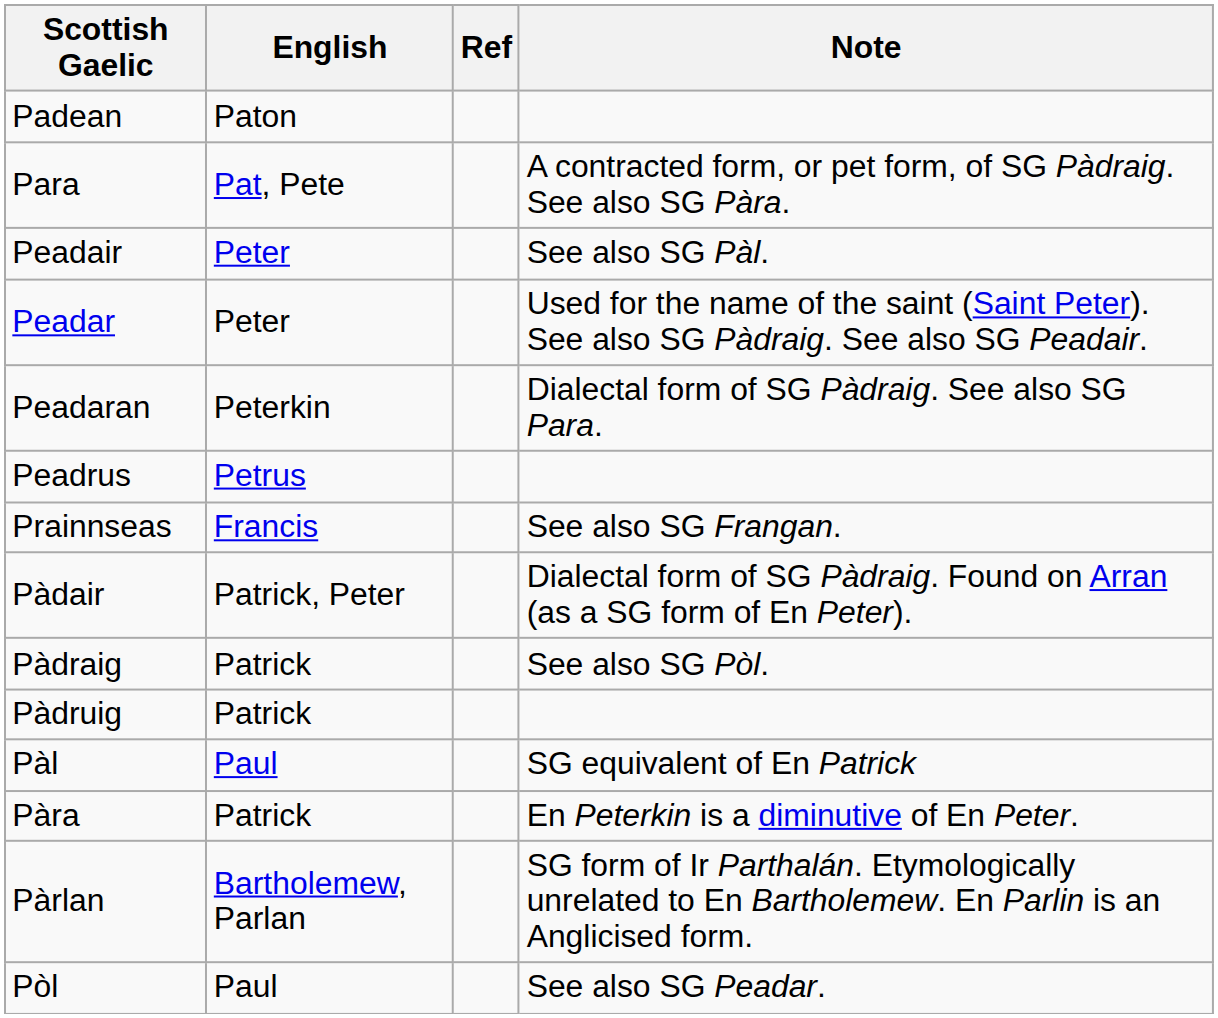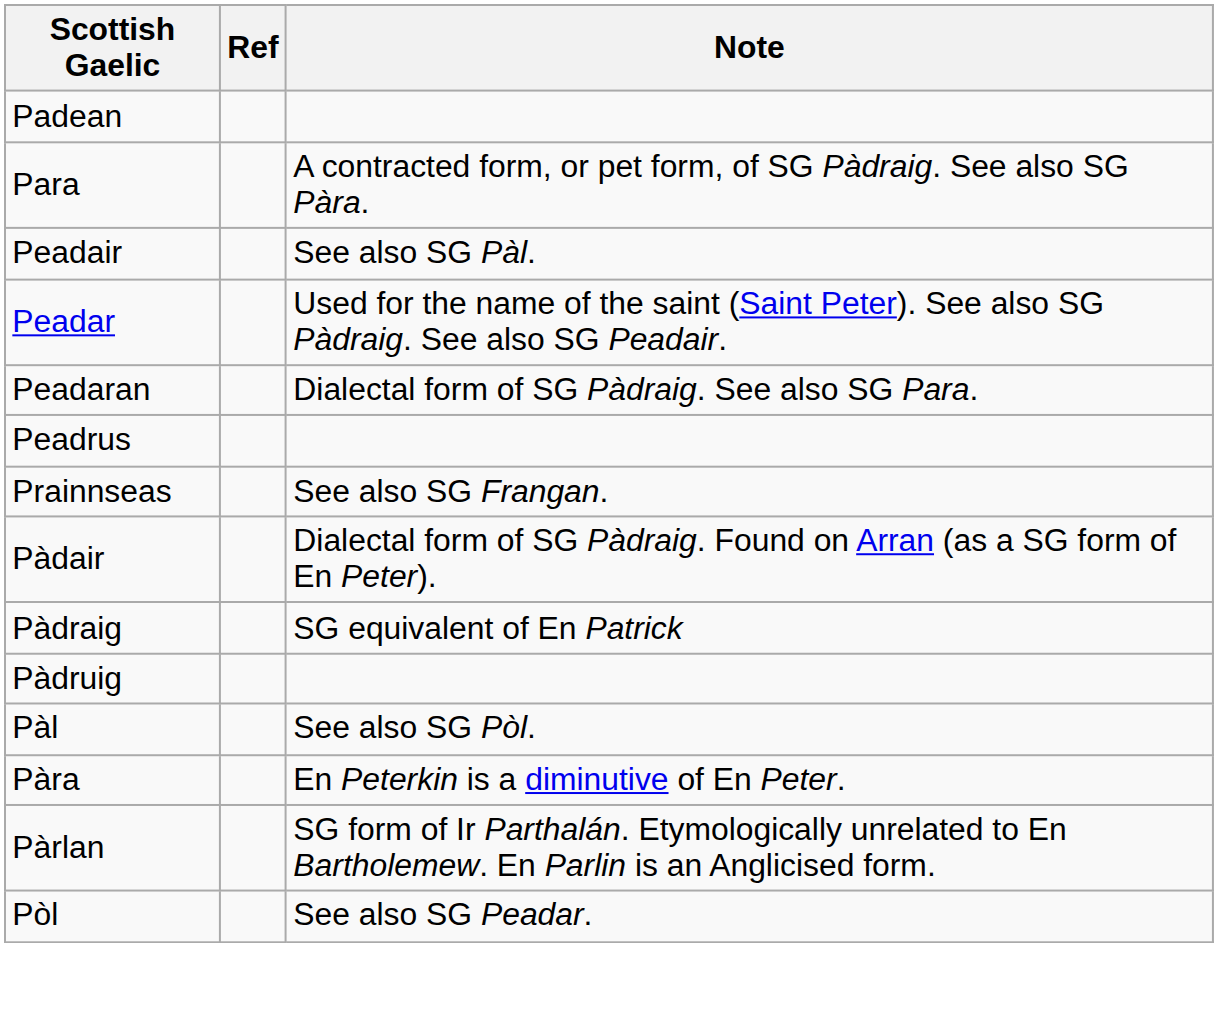- column: (330, 47)
(648, 663) See also SG Pòl. -> (488, 627) SG equivalent of En Patrick
(721, 764) SG equivalent of En Patrick -> (415, 728) See also SG Pòl.
